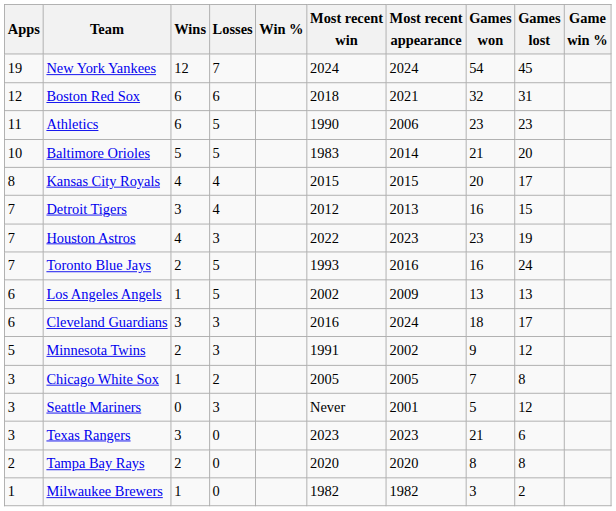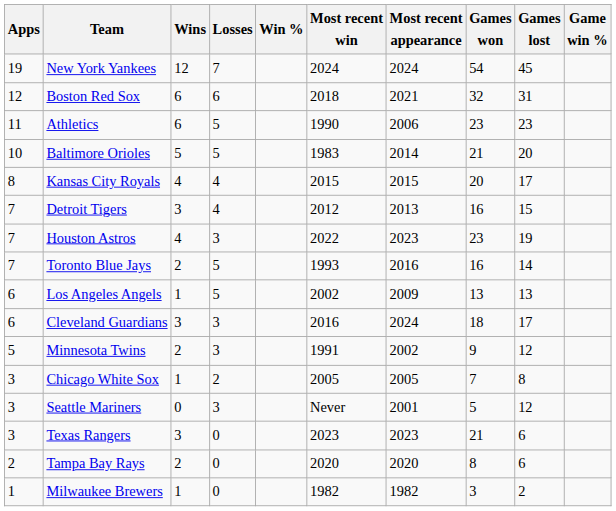(525, 266) 24 -> (525, 266) 14
(522, 463) 8 -> (522, 463) 6
